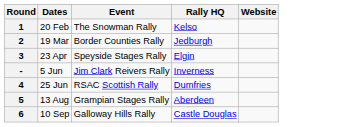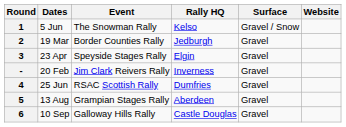+ column: (270, 12)
(55, 27) 20 Feb -> (51, 27) 5 Jun
(51, 71) 5 Jun -> (55, 71) 20 Feb
